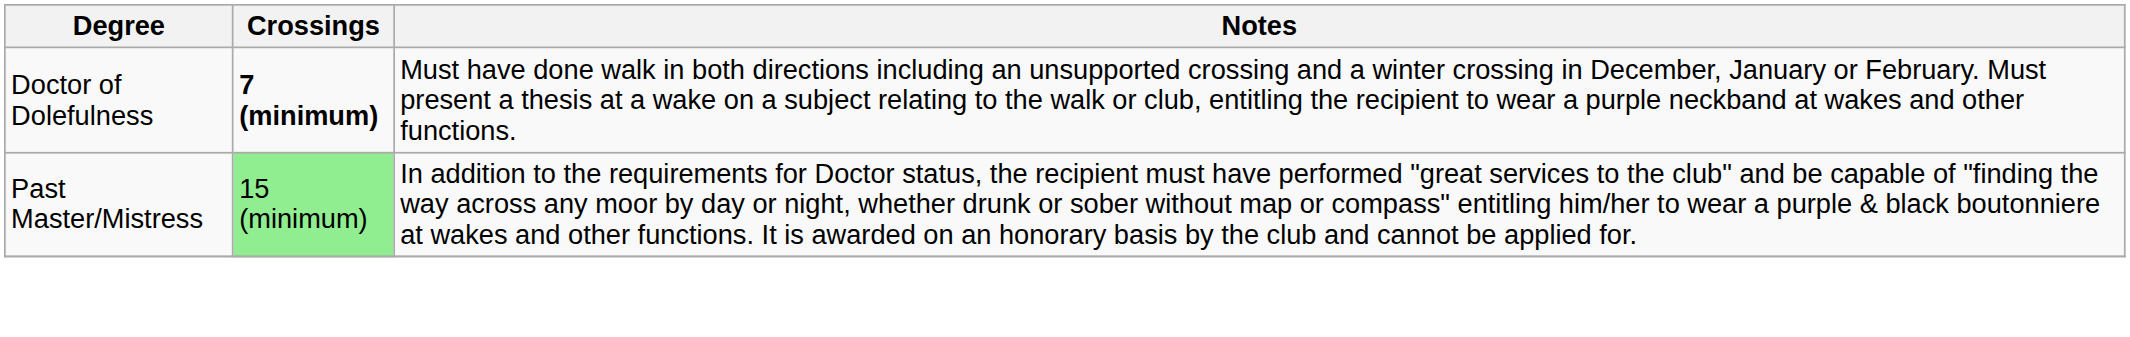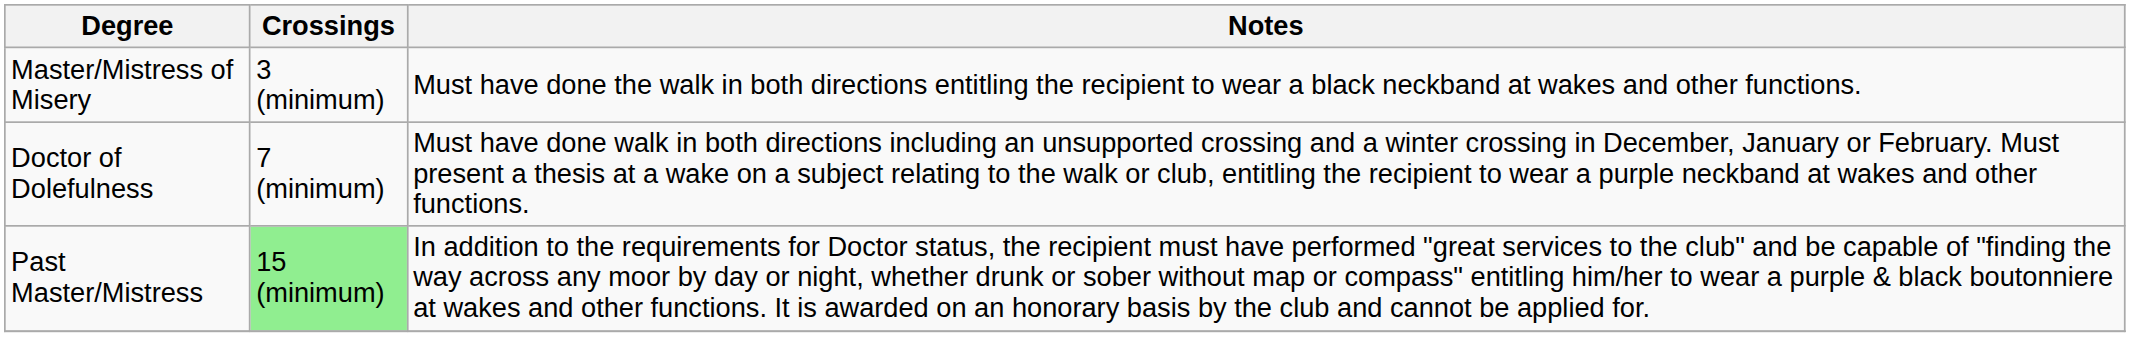+ row: (122, 84)
(309, 99) bold -> (320, 173) normal
